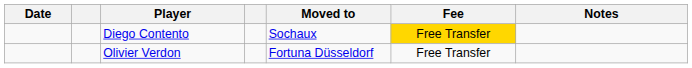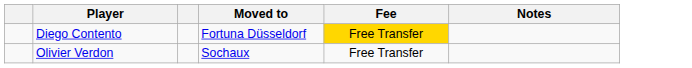- column: (38, 14)
(293, 33) Sochaux -> (254, 33) Fortuna Düsseldorf
(321, 53) Fortuna Düsseldorf -> (225, 53) Sochaux
